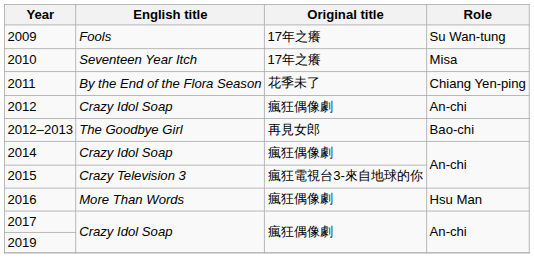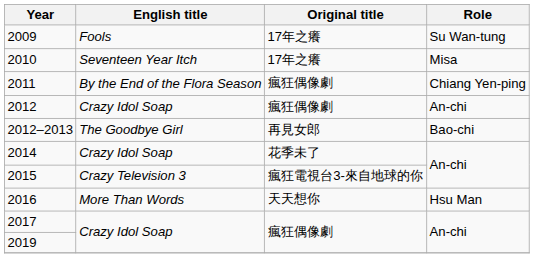(294, 83) 花季未了 -> (300, 83) 瘋狂偶像劇
(300, 152) 瘋狂偶像劇 -> (294, 152) 花季未了
(300, 199) 瘋狂偶像劇 -> (294, 199) 天天想你
